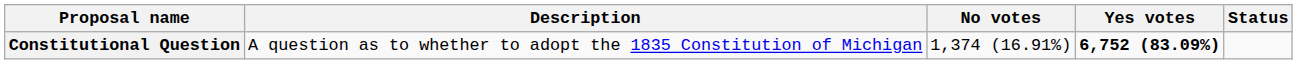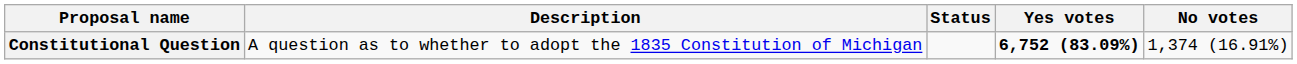columns swapped: (1258, 18) <-> (1001, 18)
